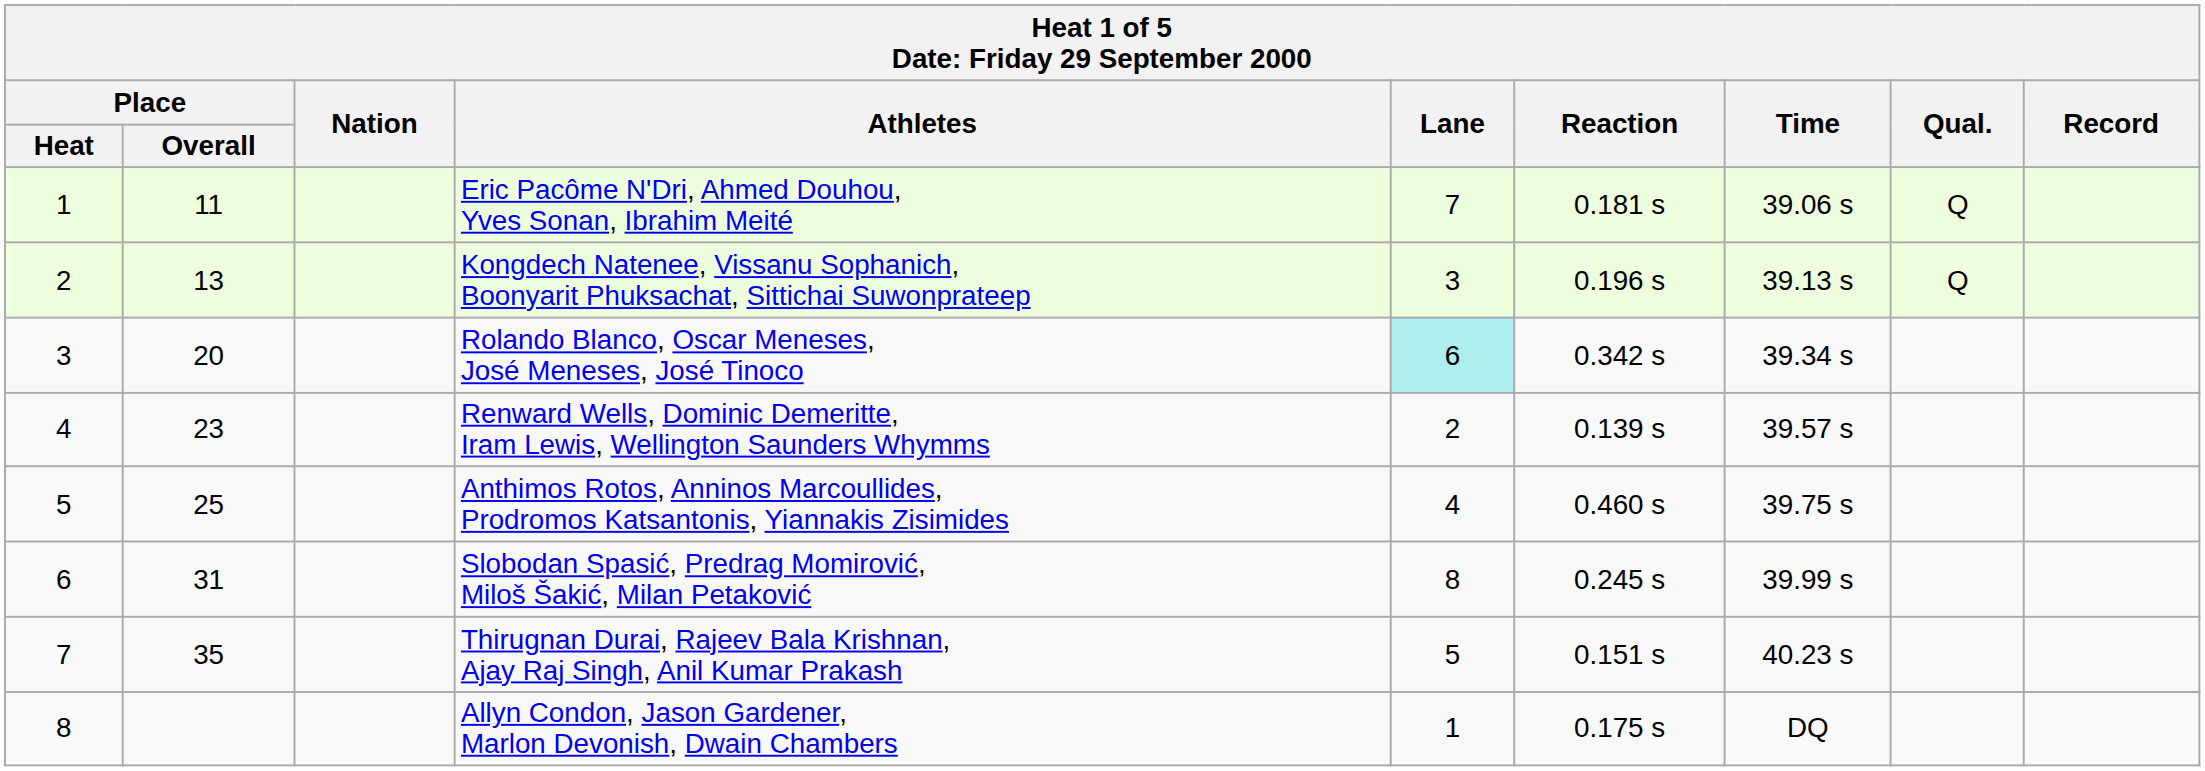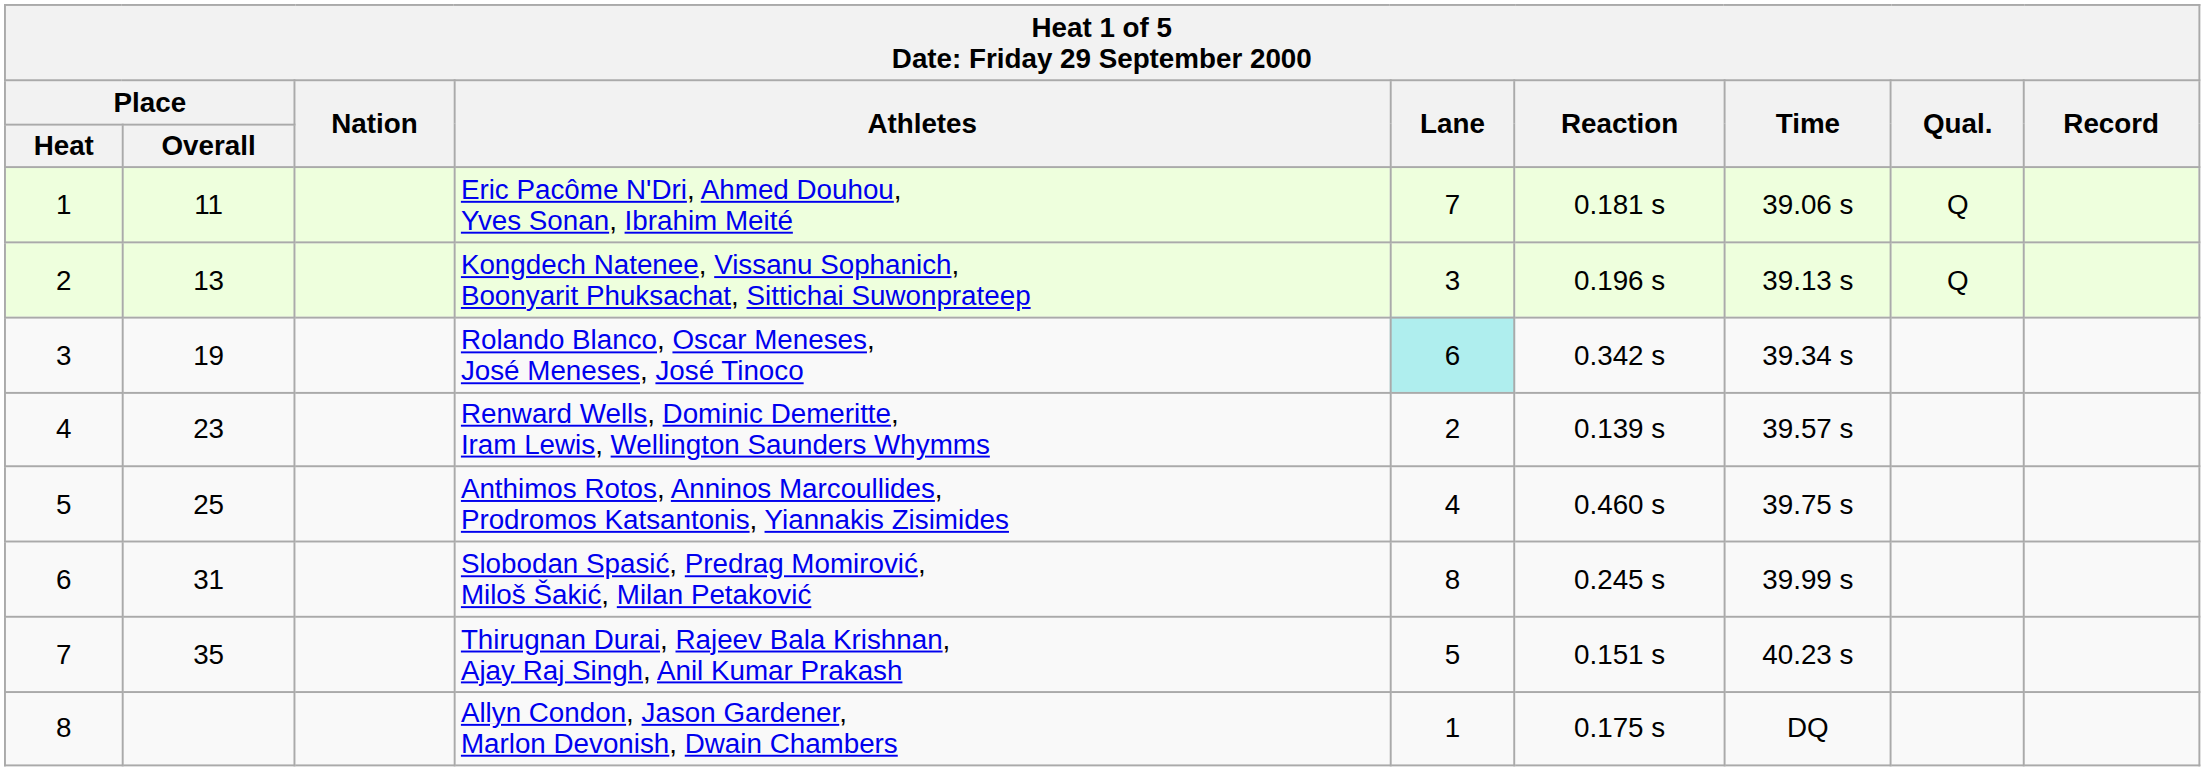(209, 355) 20 -> (209, 355) 19
